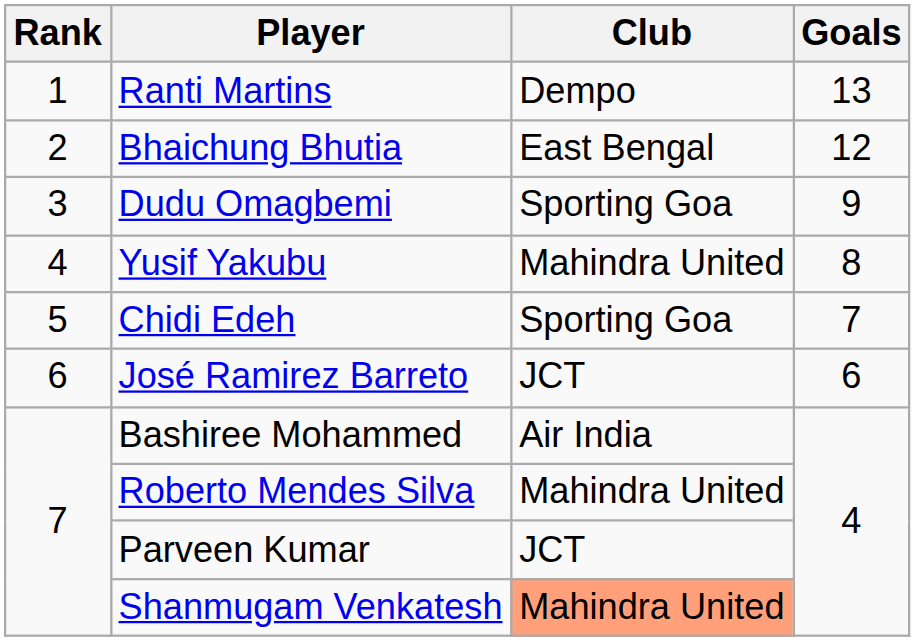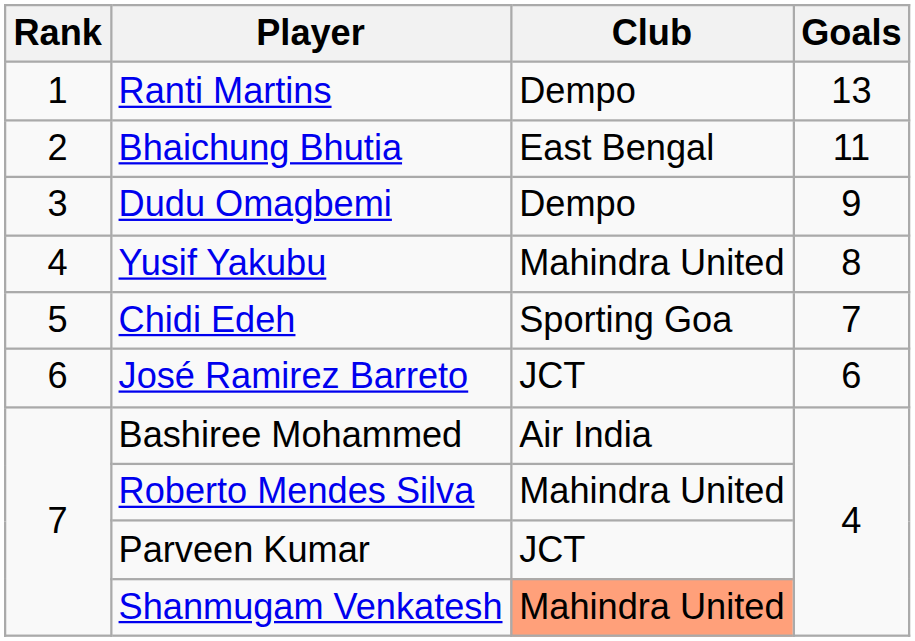(851, 147) 12 -> (851, 147) 11
(626, 205) Sporting Goa -> (577, 205) Dempo
